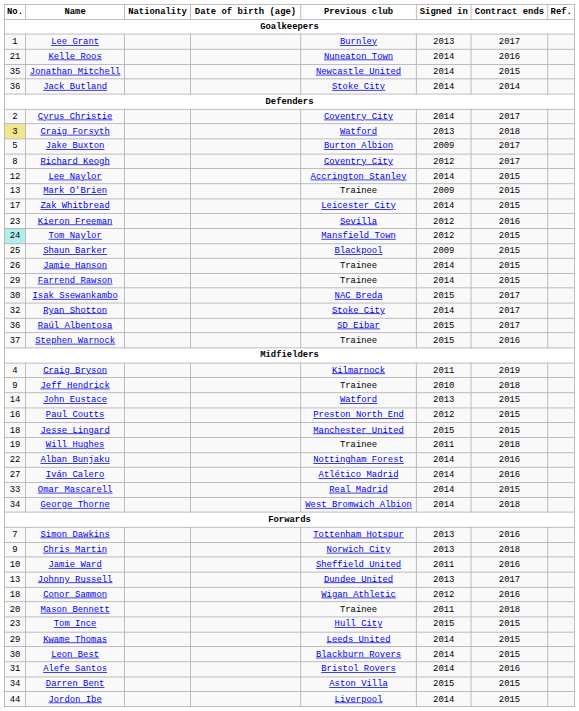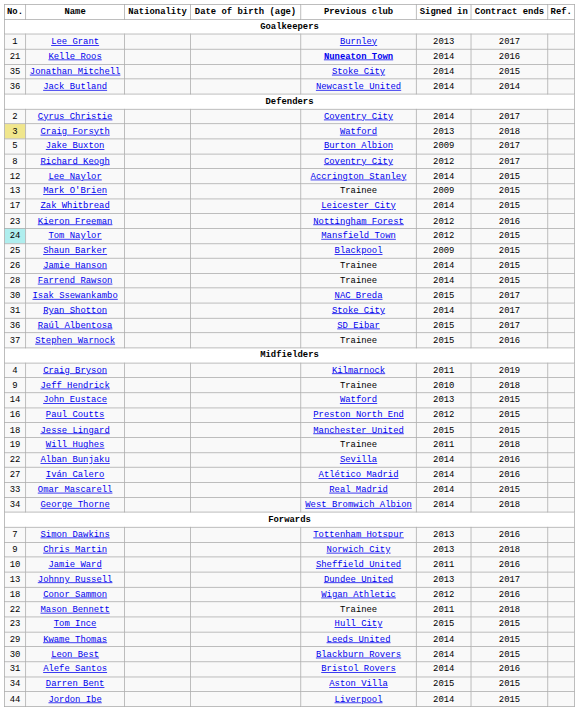(359, 56) normal -> (359, 56) bold
(359, 71) Newcastle United -> (359, 71) Stoke City
(359, 86) Stoke City -> (359, 86) Newcastle United
(359, 221) Sevilla -> (359, 221) Nottingham Forest
(15, 280) 29 -> (15, 280) 28
(15, 310) 32 -> (15, 310) 31
(359, 460) Nottingham Forest -> (359, 460) Sevilla
(15, 609) 20 -> (15, 609) 22
